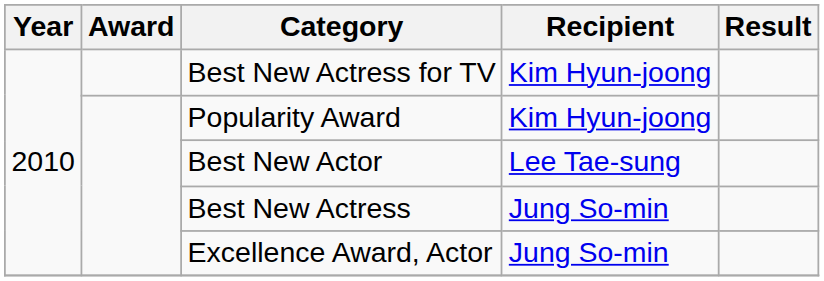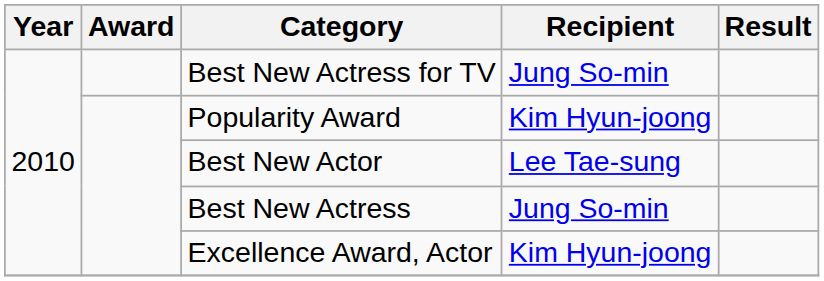(610, 72) Kim Hyun-joong -> (589, 72) Jung So-min
(589, 252) Jung So-min -> (610, 252) Kim Hyun-joong
